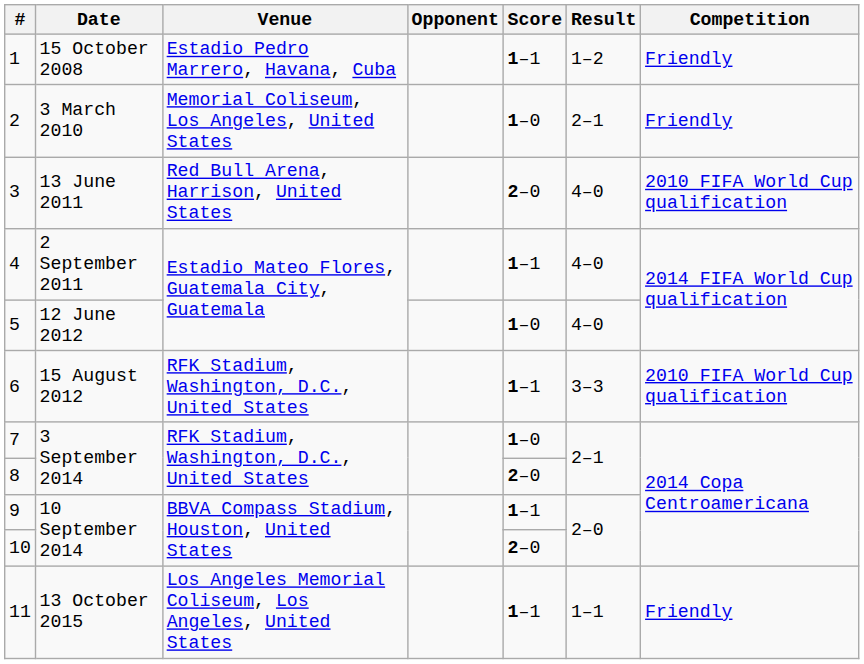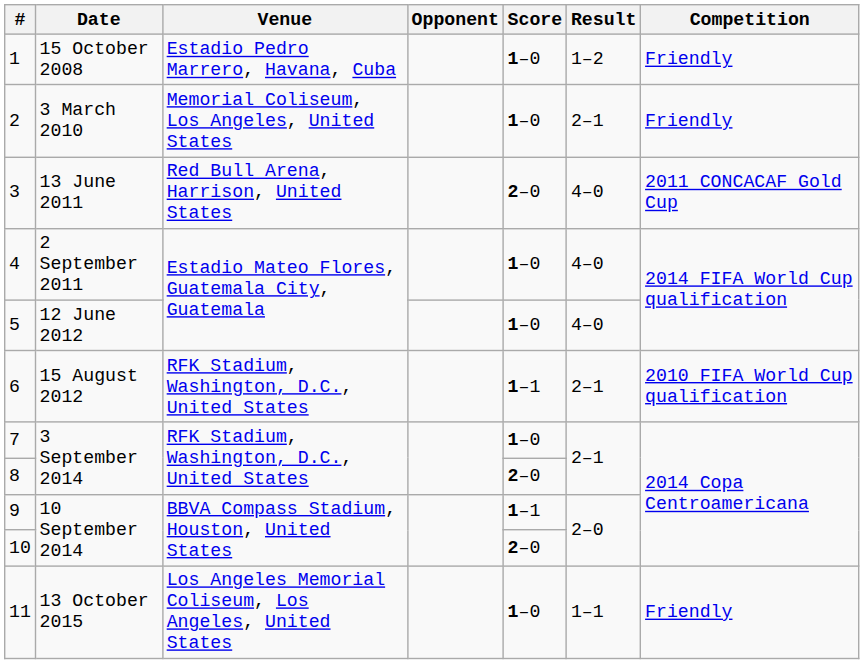(524, 60) 1–1 -> (524, 60) 1–0
(749, 193) 2010 FIFA World Cup qualification -> (743, 193) 2011 CONCACAF Gold Cup
(524, 264) 1–1 -> (524, 264) 1–0
(587, 387) 3–3 -> (587, 387) 2–1
(524, 612) 1–1 -> (524, 612) 1–0
